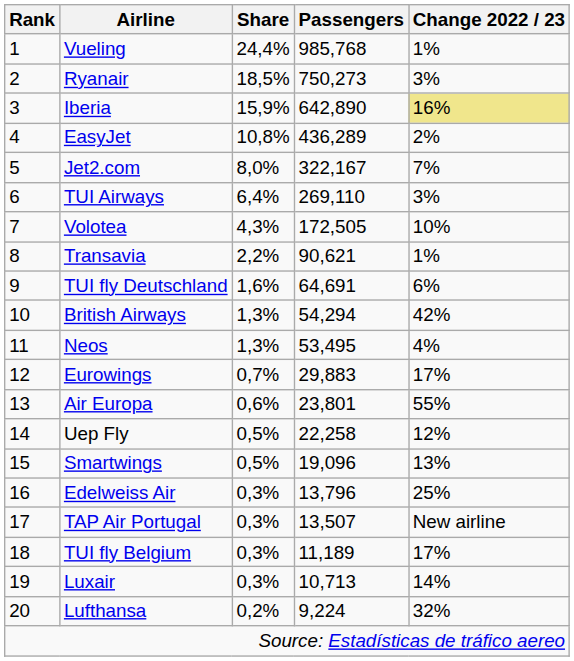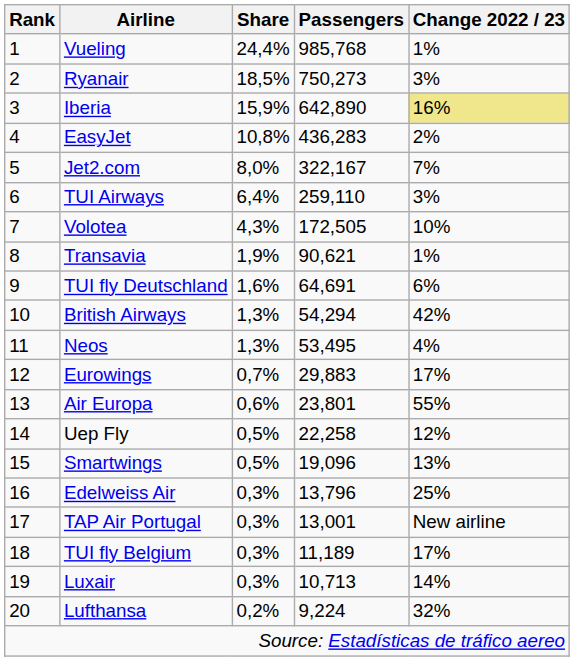(332, 137) 436,289 -> (332, 137) 436,283
(332, 197) 269,110 -> (332, 197) 259,110
(258, 256) 2,2% -> (258, 256) 1,9%
(327, 522) 13,507 -> (327, 522) 13,001
